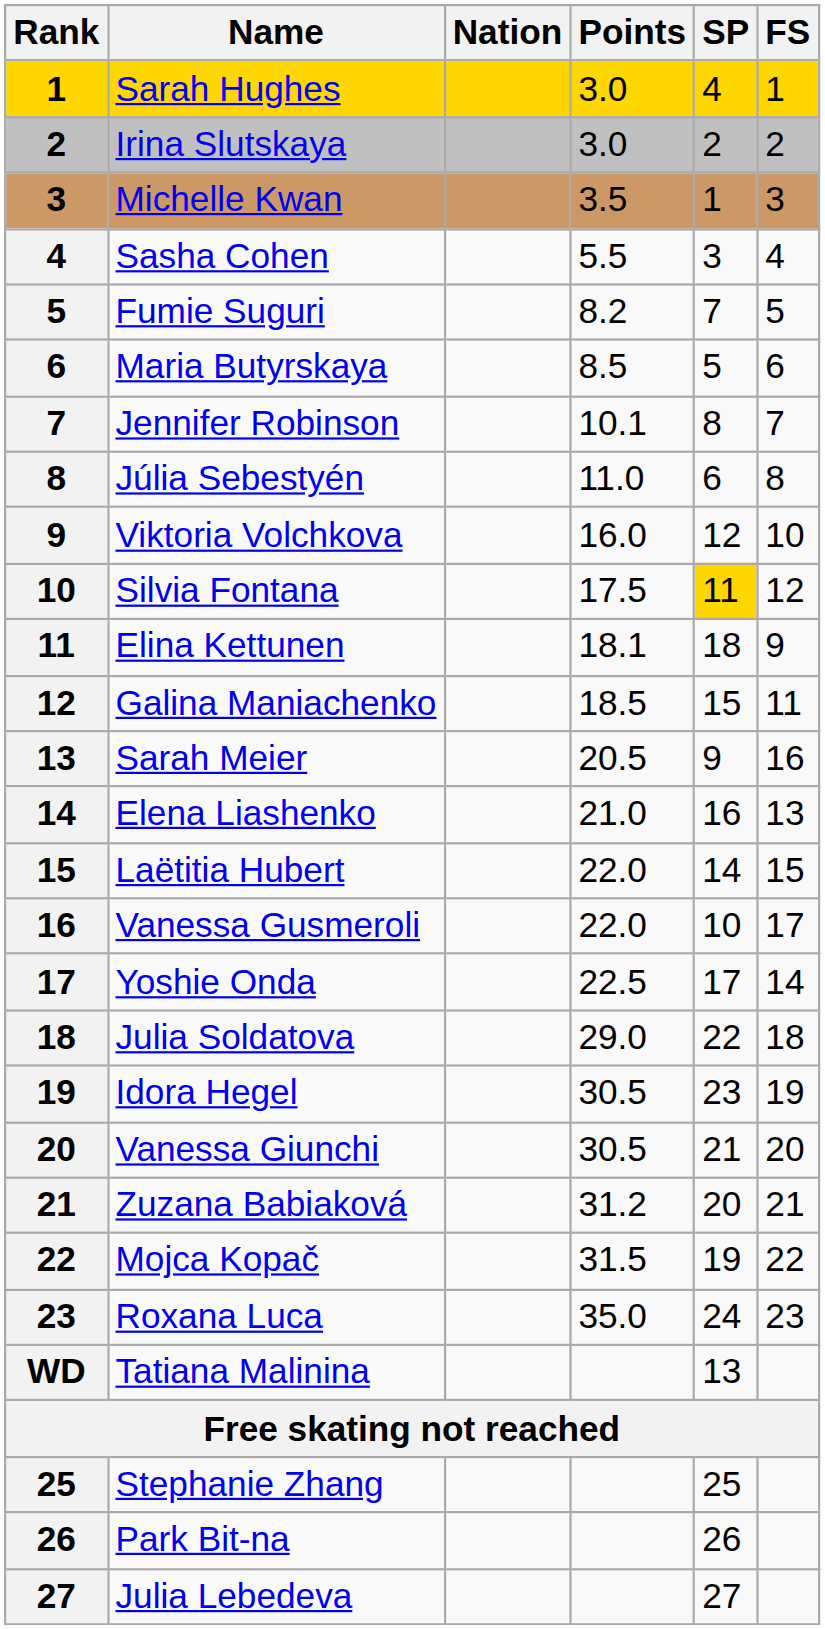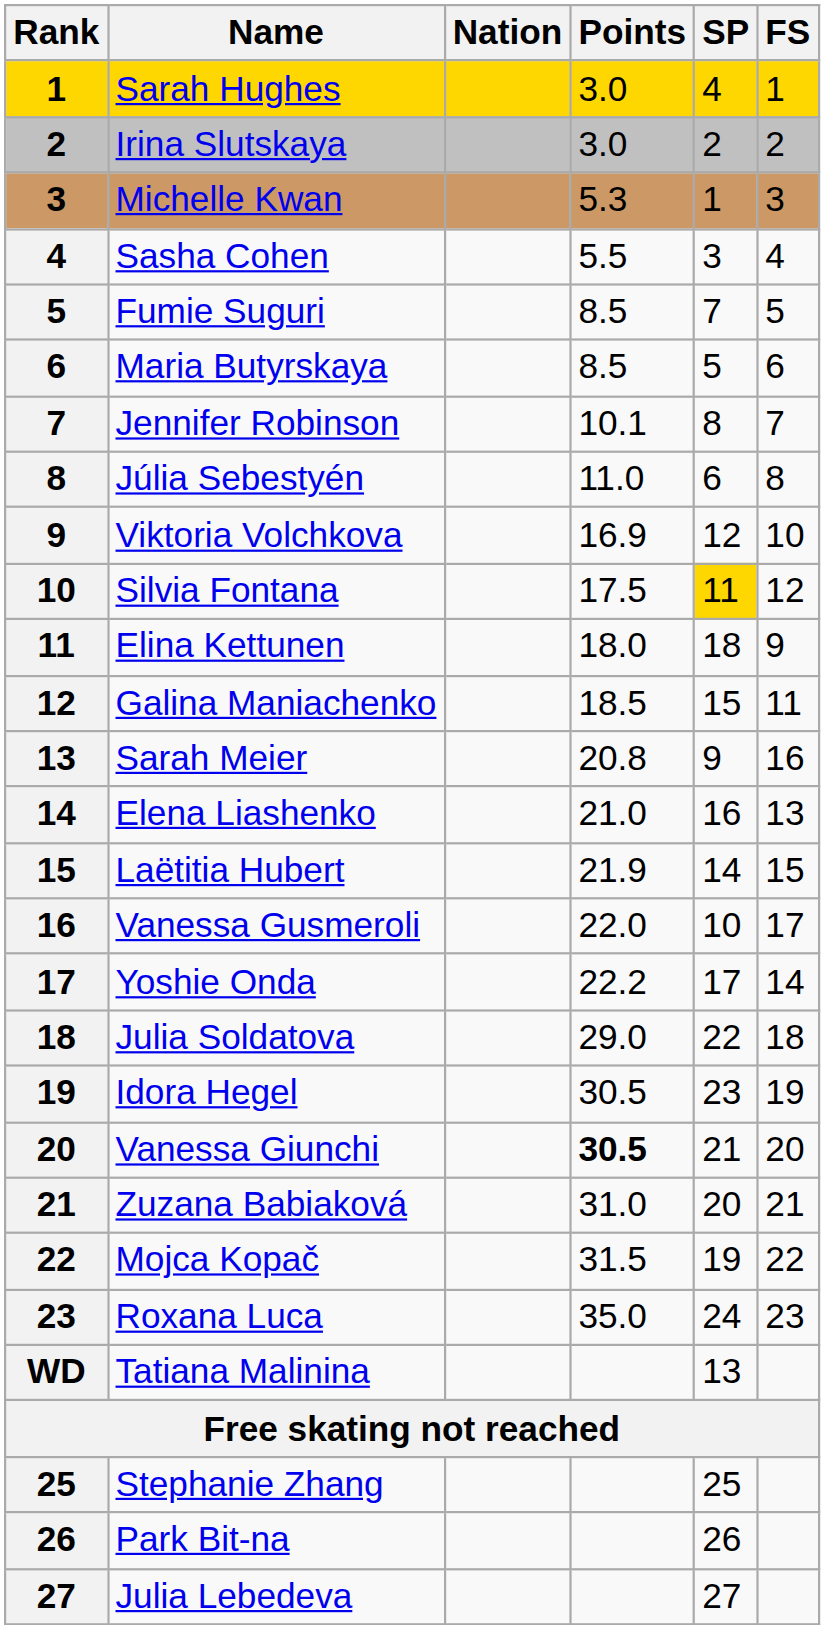(603, 199) 3.5 -> (603, 199) 5.3
(603, 311) 8.2 -> (603, 311) 8.5
(613, 534) 16.0 -> (613, 534) 16.9
(613, 646) 18.1 -> (613, 646) 18.0
(613, 758) 20.5 -> (613, 758) 20.8
(613, 869) 22.0 -> (613, 869) 21.9
(613, 981) 22.5 -> (613, 981) 22.2
(613, 1148) normal -> (613, 1148) bold
(613, 1204) 31.2 -> (613, 1204) 31.0
